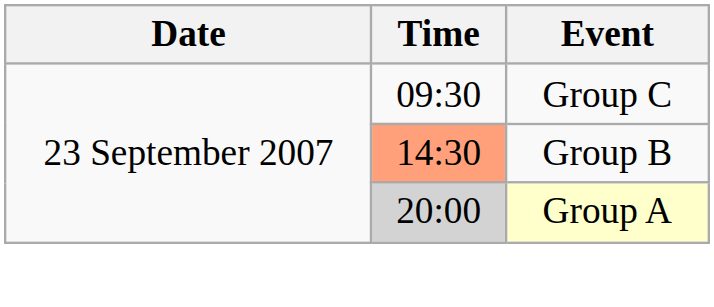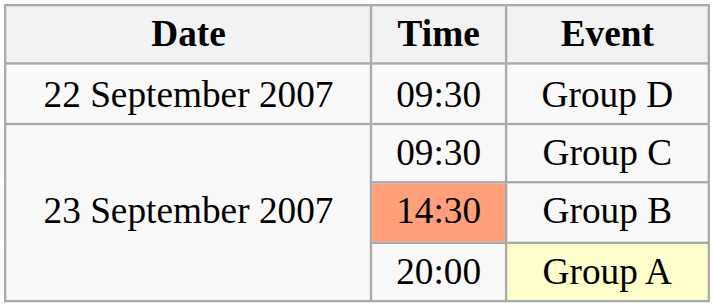+ row: (607, 93)
(439, 211) lightgrey background -> (439, 270) no background
